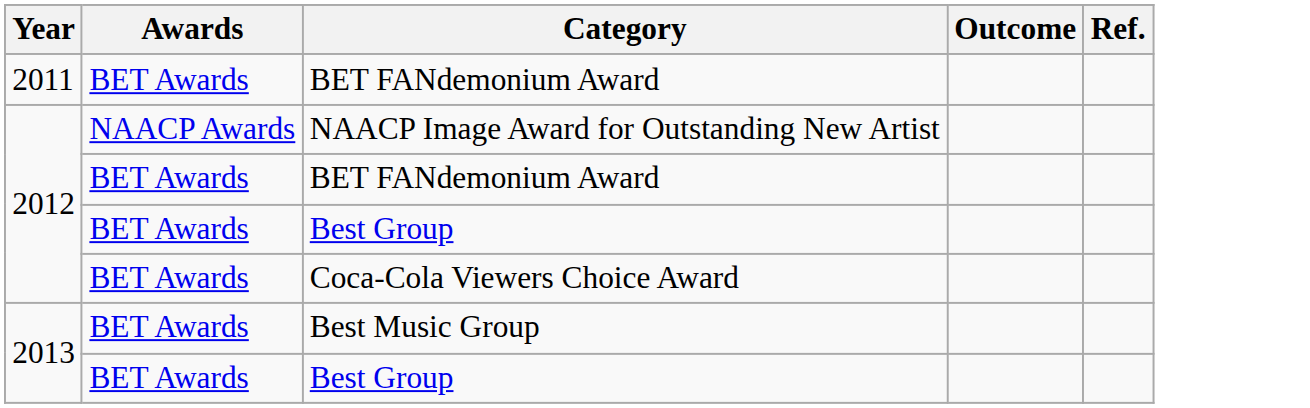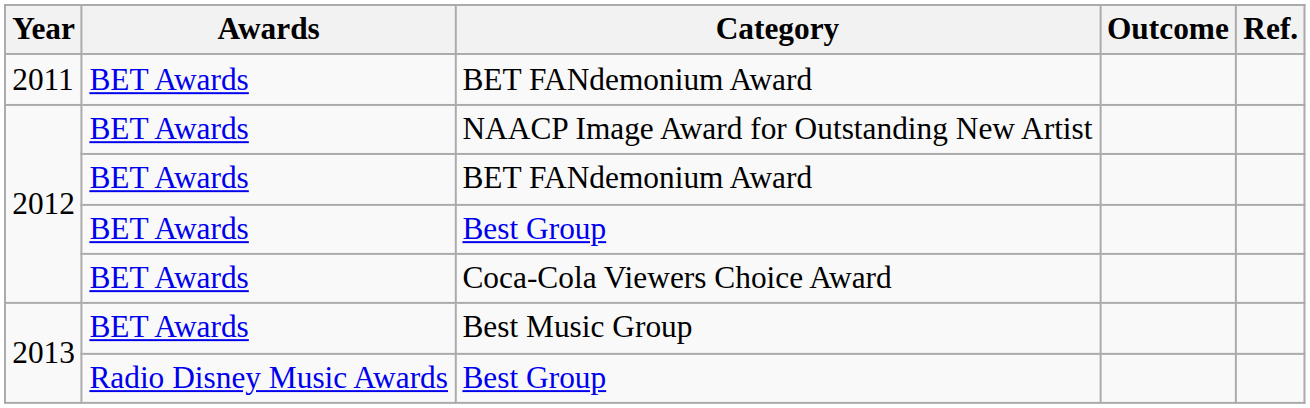(192, 128) NAACP Awards -> (169, 128) BET Awards
(169, 377) BET Awards -> (269, 377) Radio Disney Music Awards
